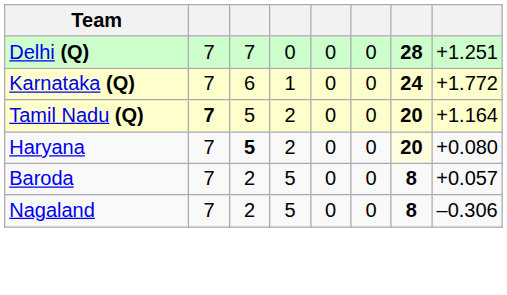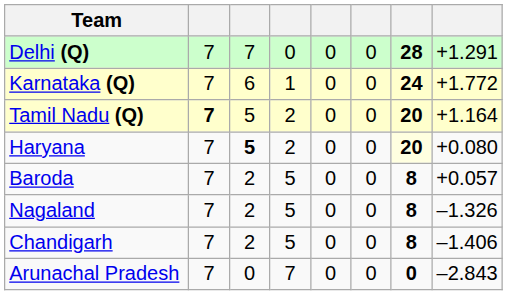(467, 52) +1.251 -> (467, 52) +1.291
(467, 210) –0.306 -> (467, 210) –1.326
+ row: (61, 242)
+ row: (94, 274)
